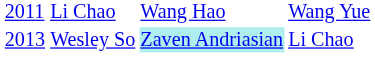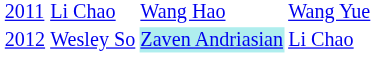(25, 39) 2013 -> (25, 39) 2012
